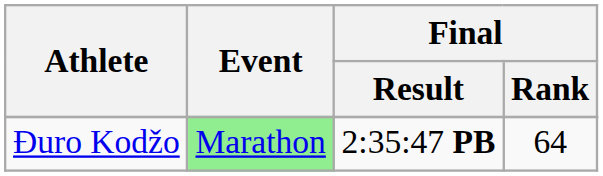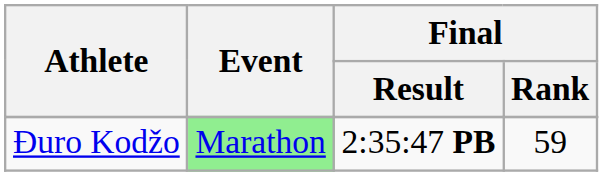(550, 143) 64 -> (550, 143) 59
